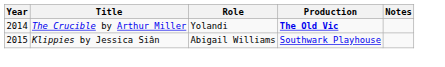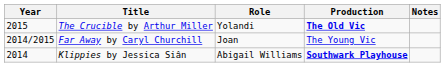(17, 26) 2014 -> (17, 26) 2015
+ row: (130, 40)
(17, 40) 2015 -> (17, 55) 2014
(330, 40) normal -> (357, 55) bold
